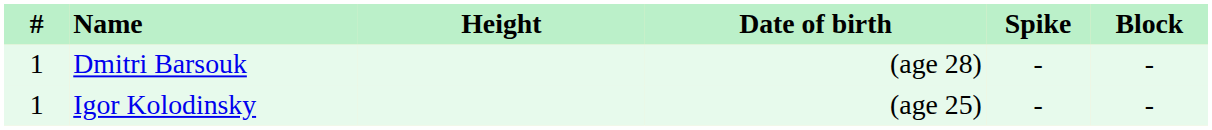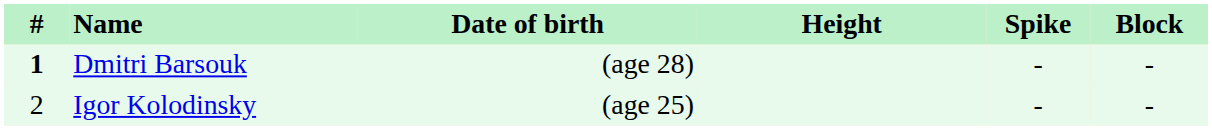columns swapped: (816, 23) <-> (501, 23)
(37, 64) normal -> (37, 64) bold
(37, 104) 1 -> (37, 104) 2
